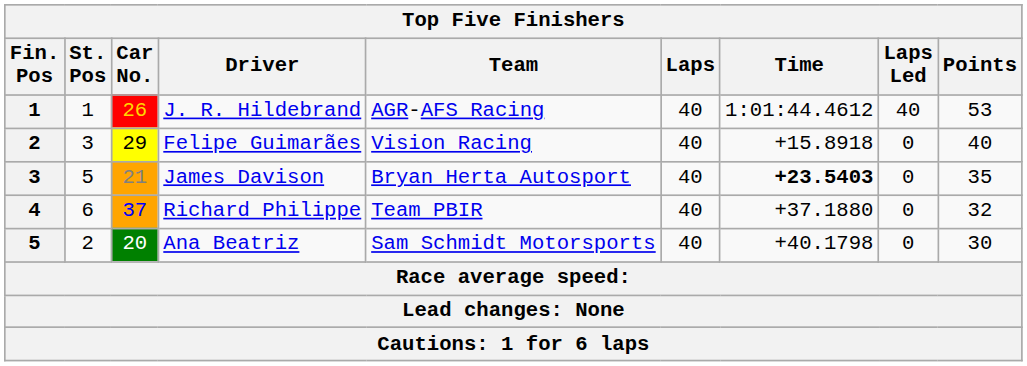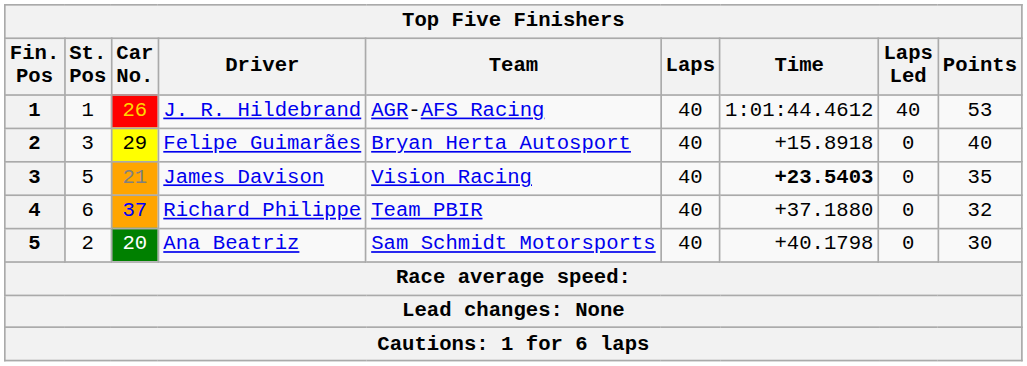(452, 145) Vision Racing -> (501, 145) Bryan Herta Autosport
(501, 178) Bryan Herta Autosport -> (452, 178) Vision Racing
